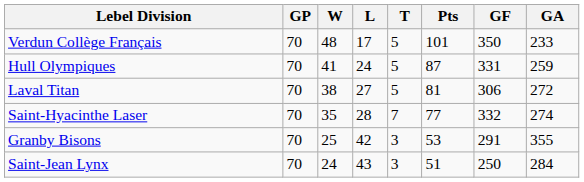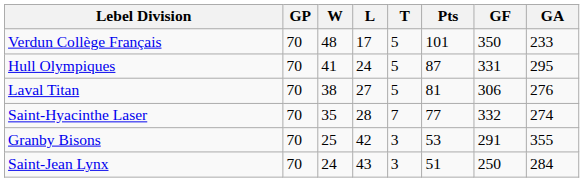(542, 66) 259 -> (542, 66) 295
(542, 90) 272 -> (542, 90) 276
